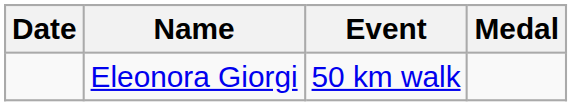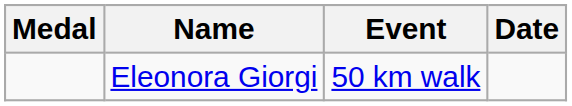columns swapped: (517, 29) <-> (44, 29)
